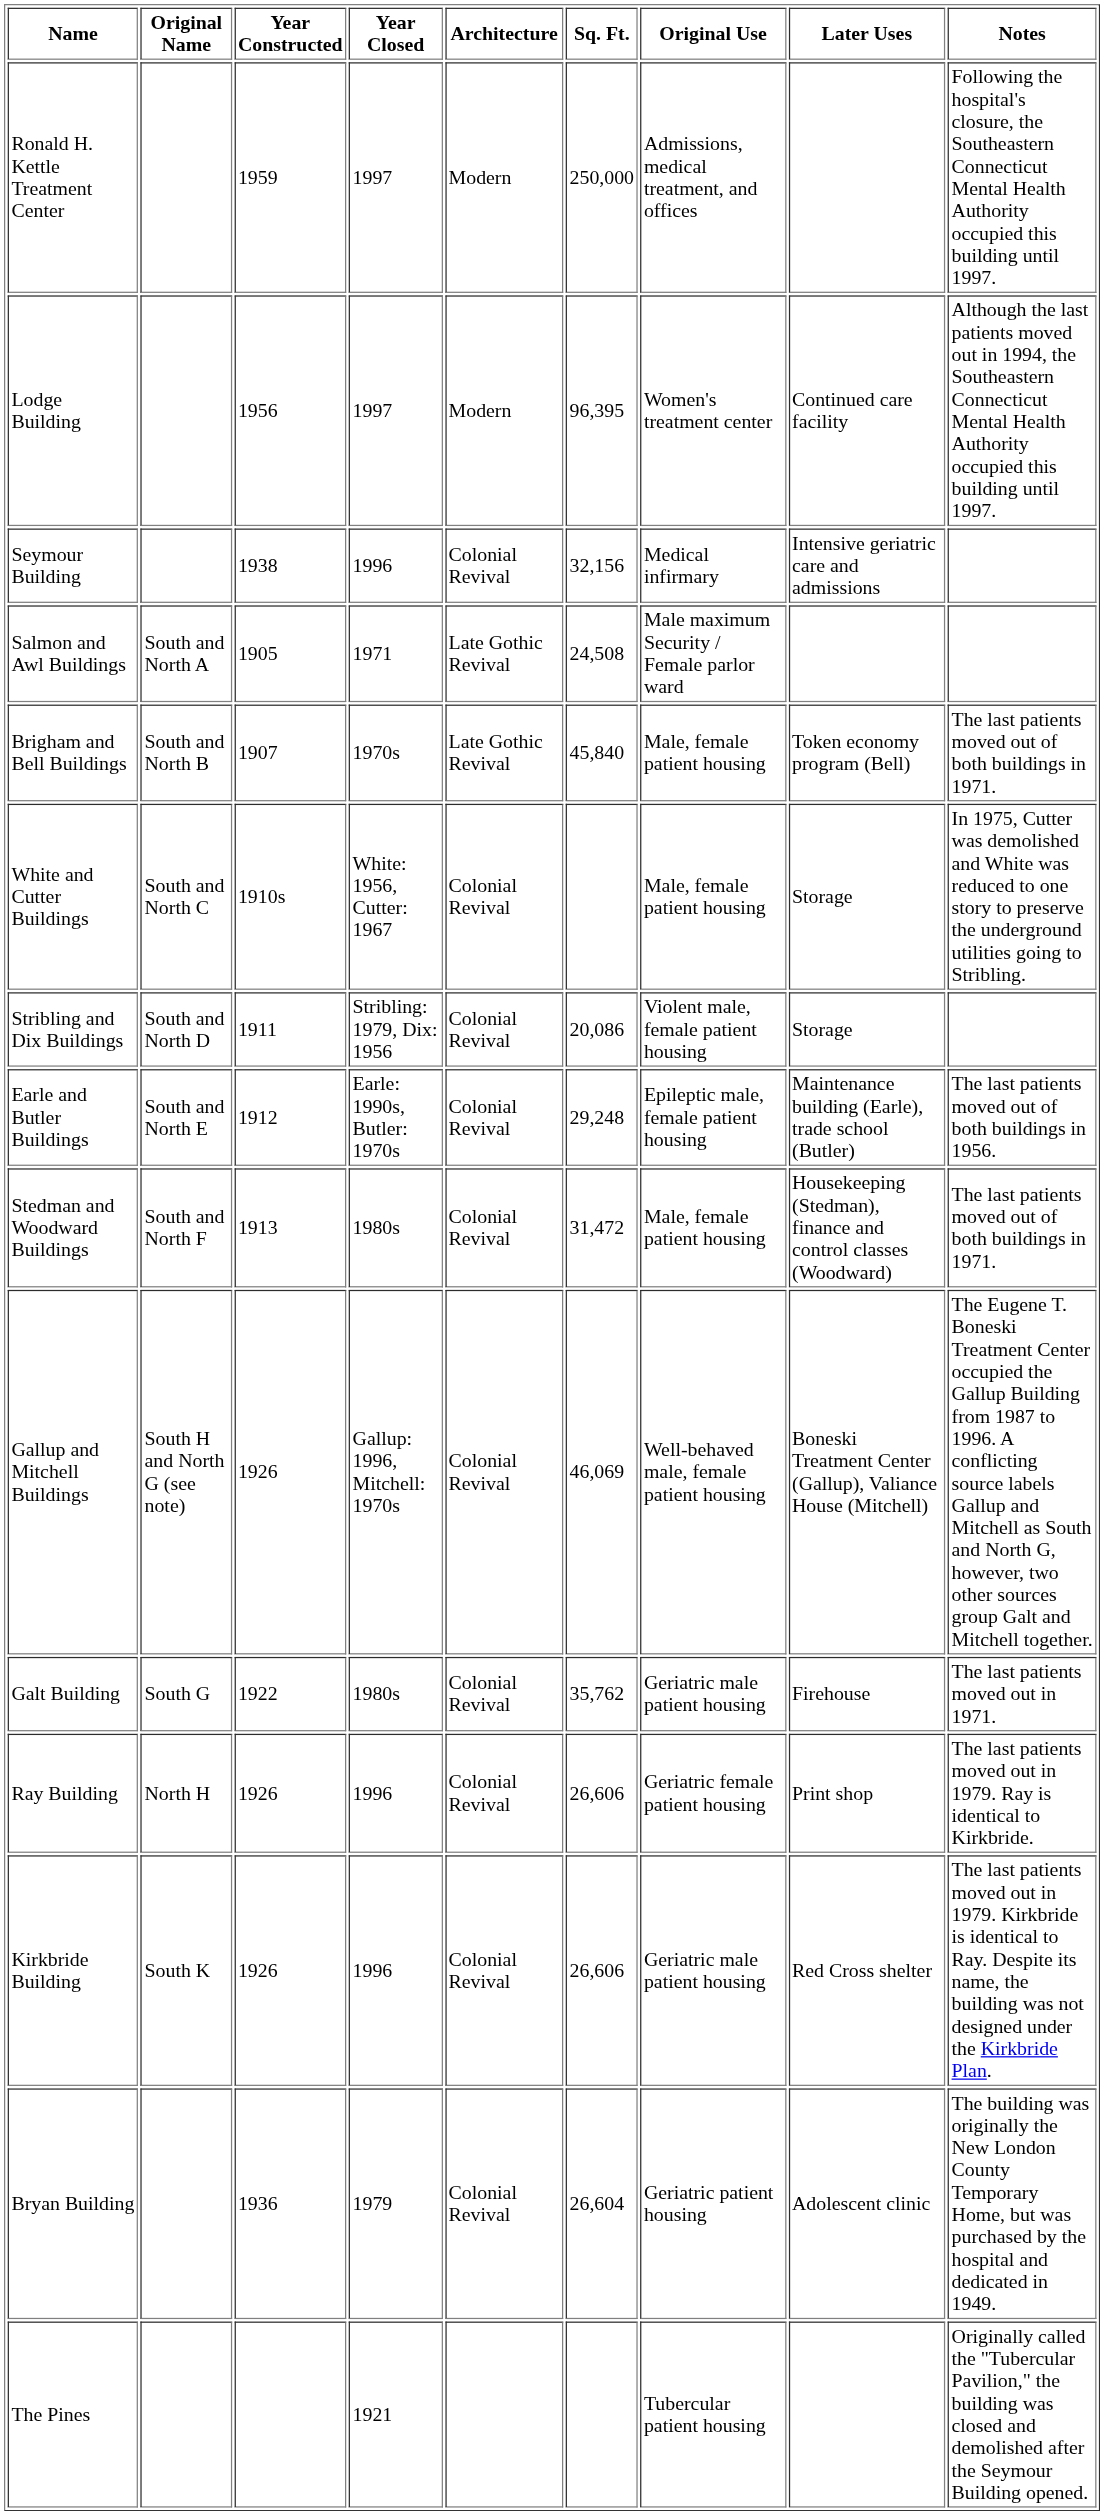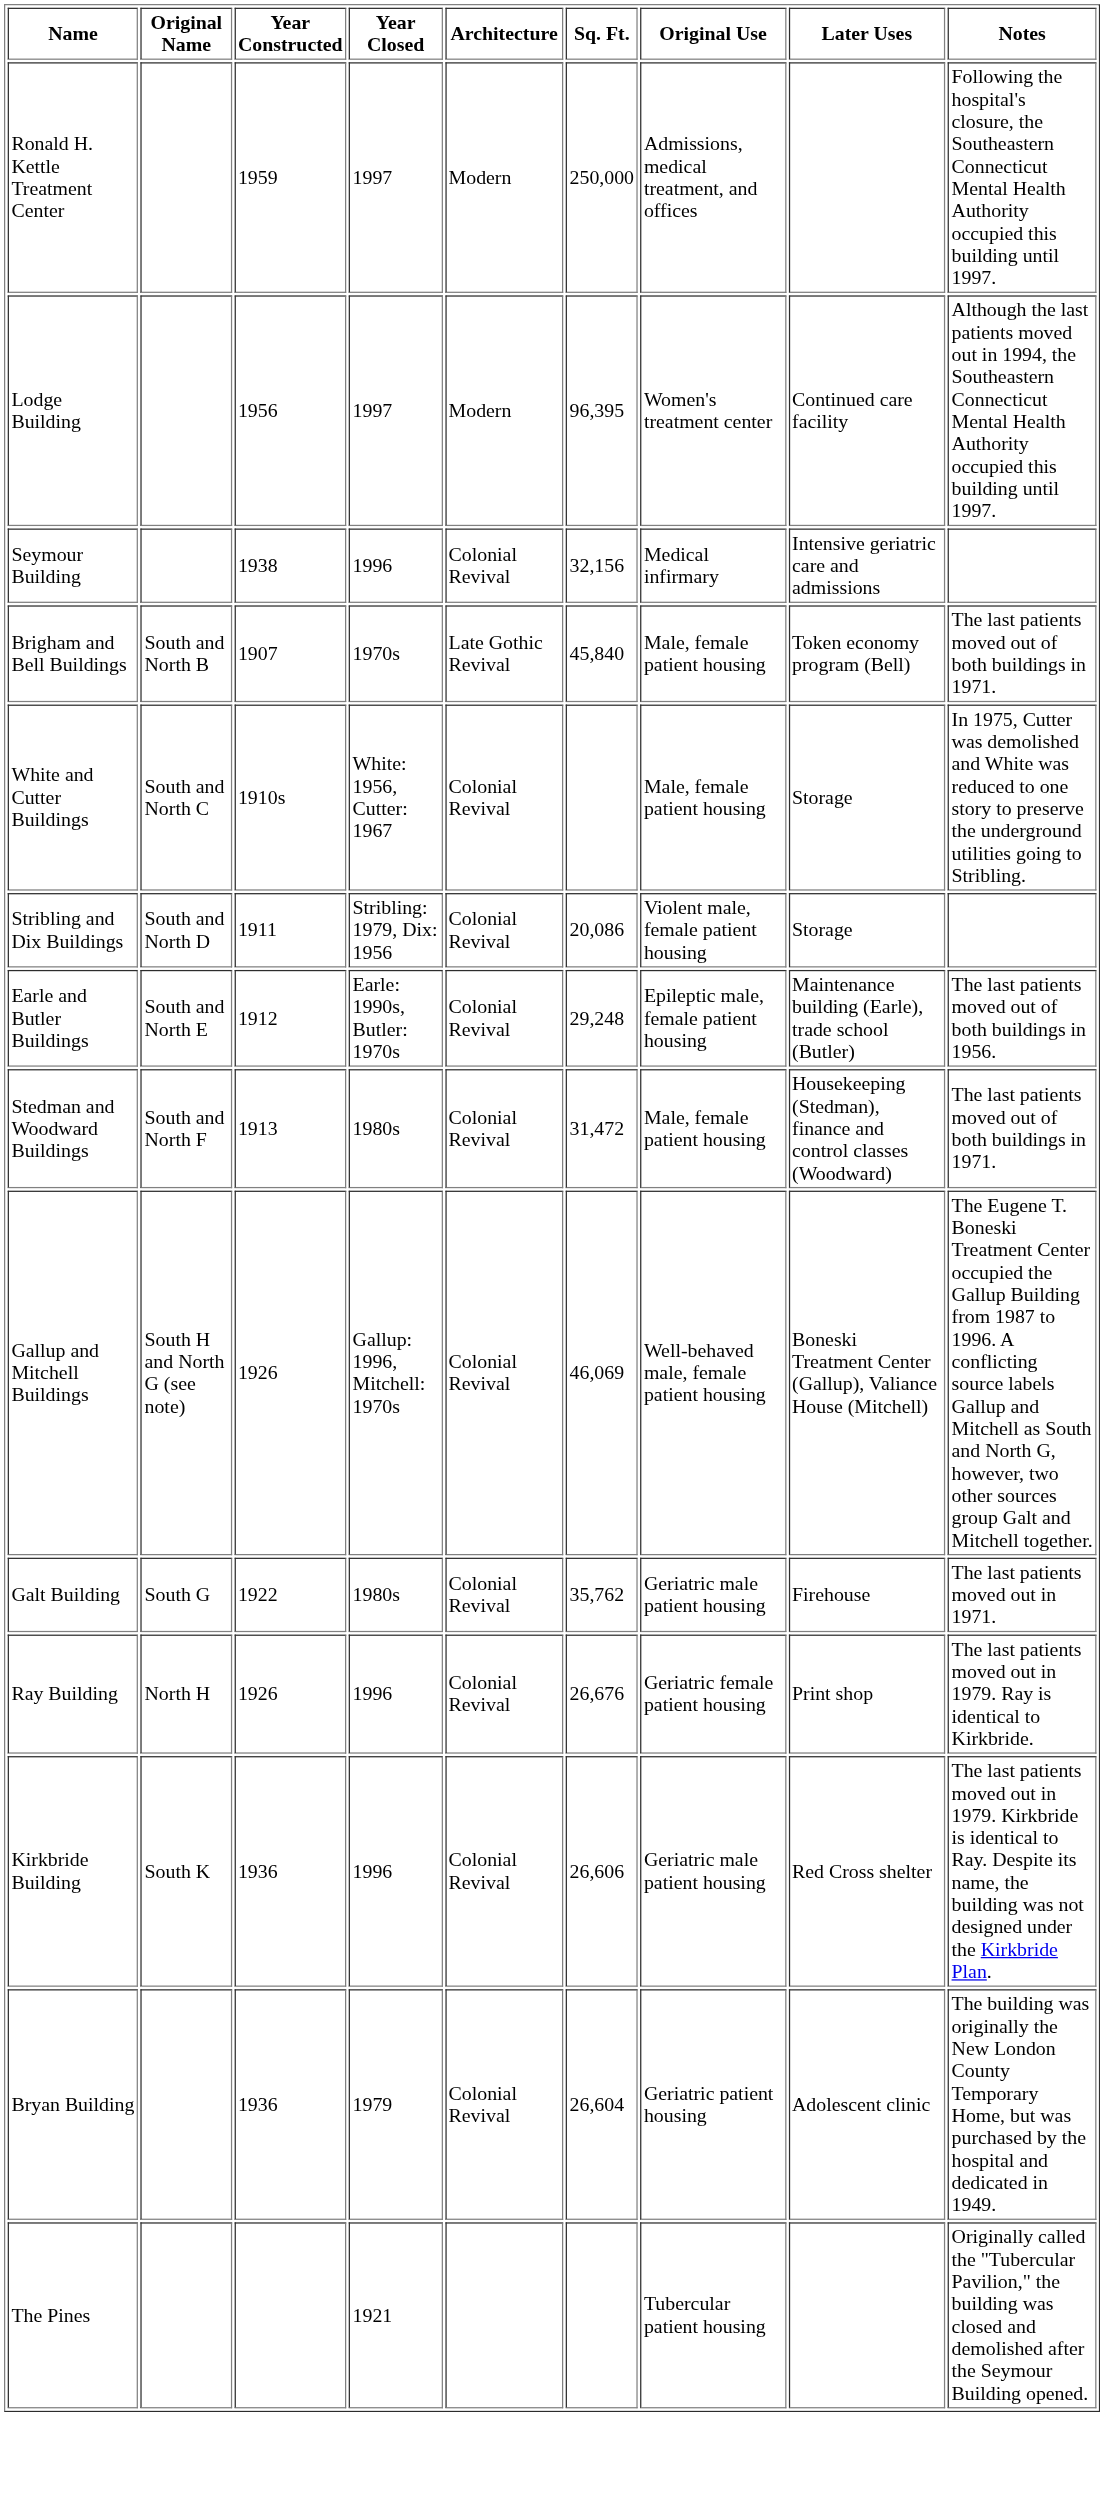- row: (69, 653)
(597, 1793) 26,606 -> (597, 1694) 26,676
(258, 1970) 1926 -> (258, 1871) 1936
